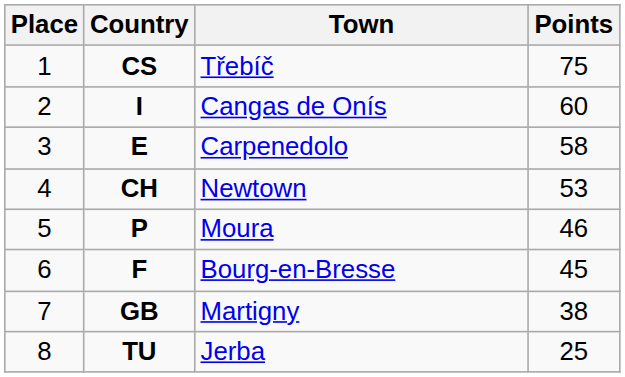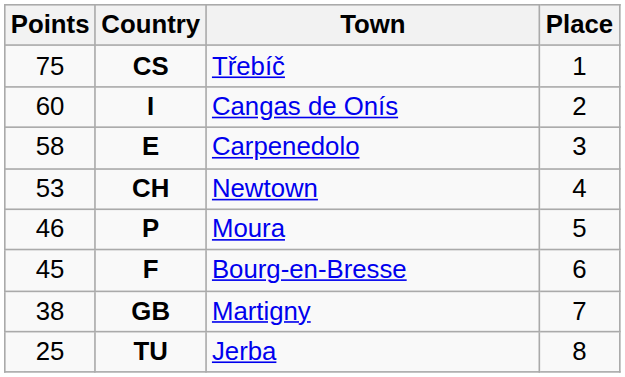columns swapped: (44, 24) <-> (574, 24)
